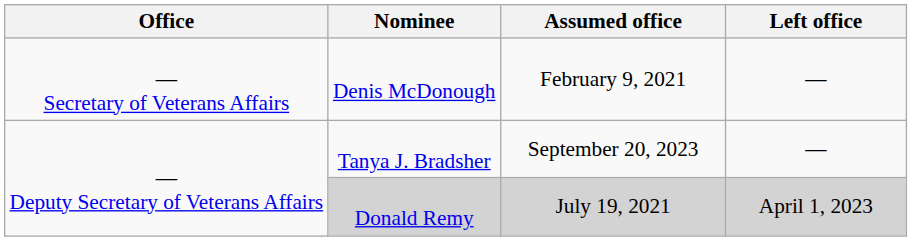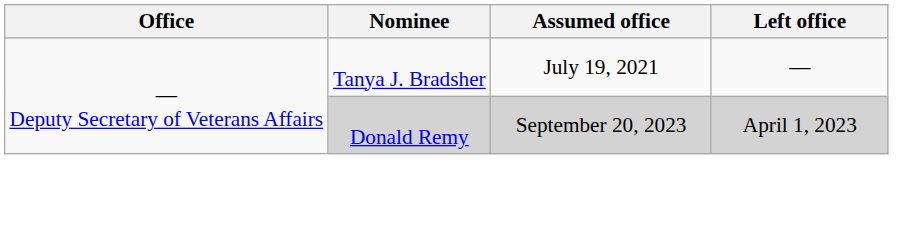- row: (414, 91)
(613, 148) September 20, 2023 -> (601, 67) July 19, 2021
(613, 206) July 19, 2021 -> (601, 124) September 20, 2023
